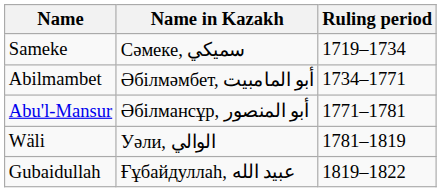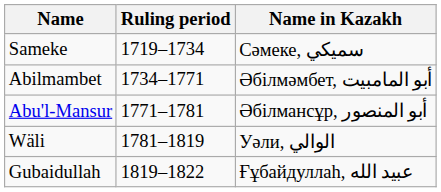columns swapped: (377, 19) <-> (217, 19)
